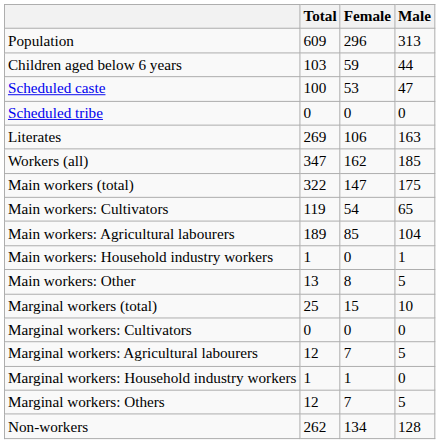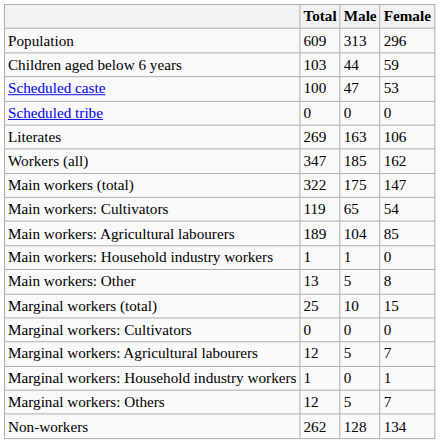columns swapped: (414, 16) <-> (367, 16)
